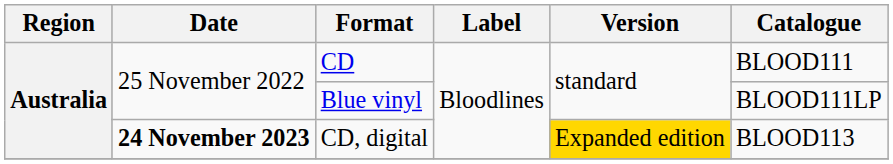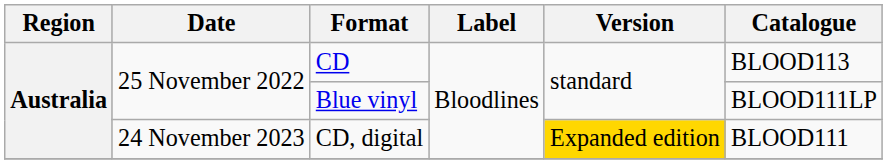(795, 61) BLOOD111 -> (790, 61) BLOOD113
(214, 138) bold -> (211, 138) normal
(795, 138) BLOOD113 -> (790, 138) BLOOD111
